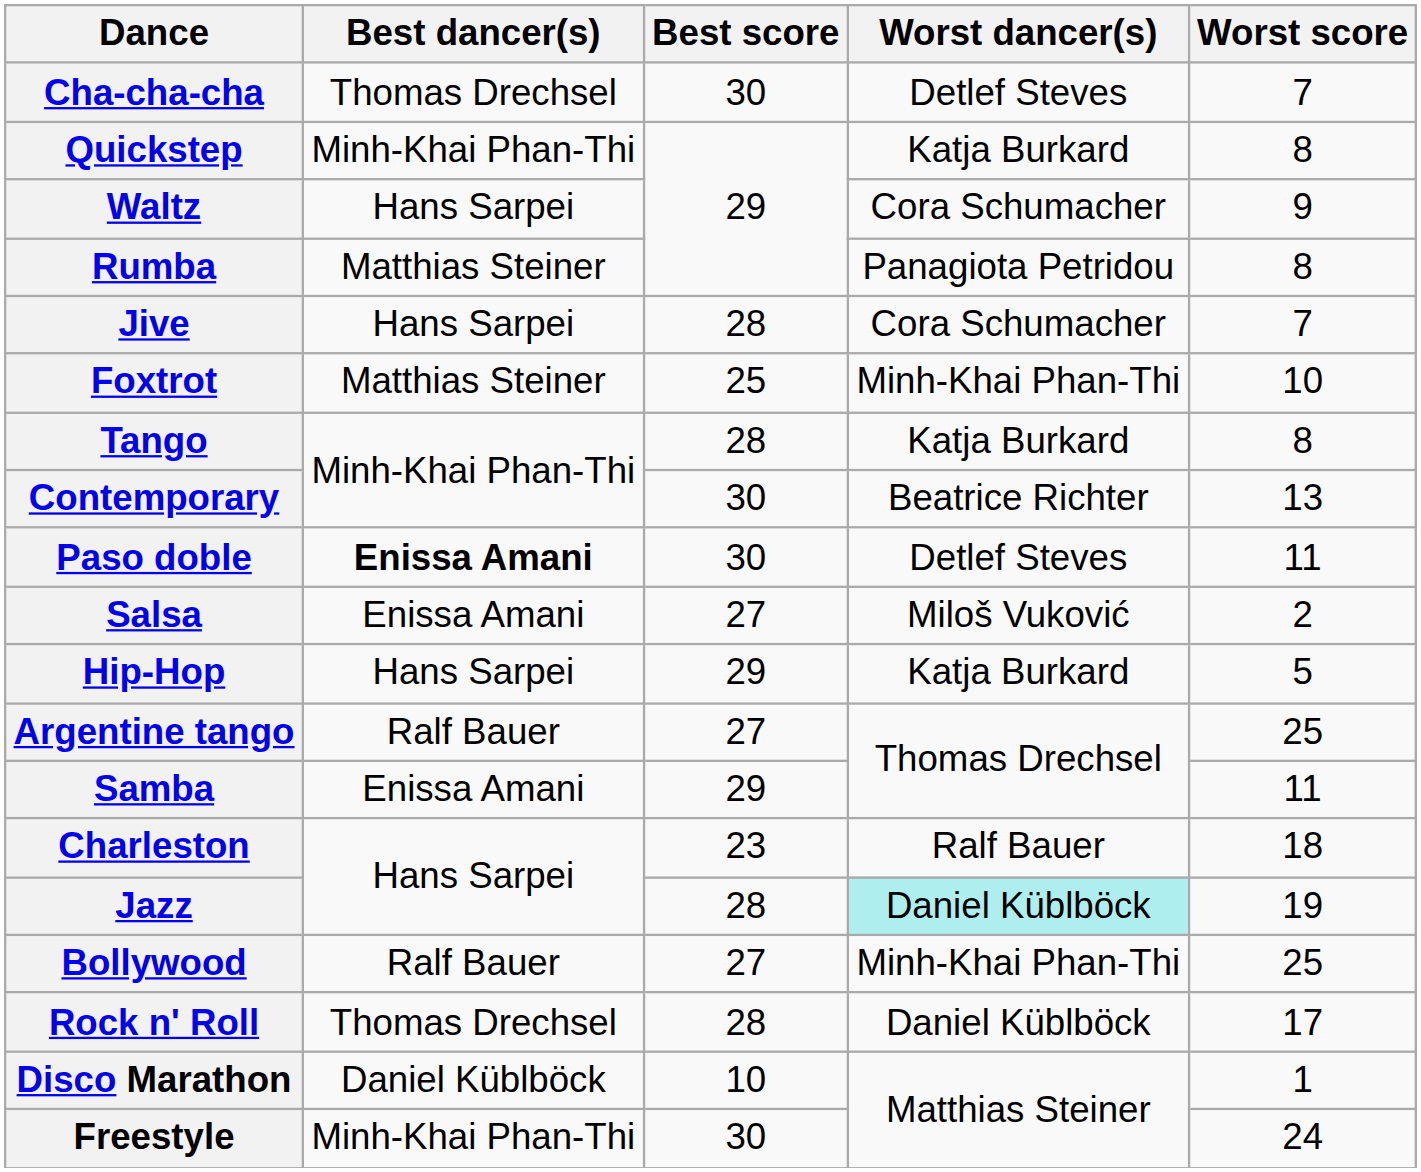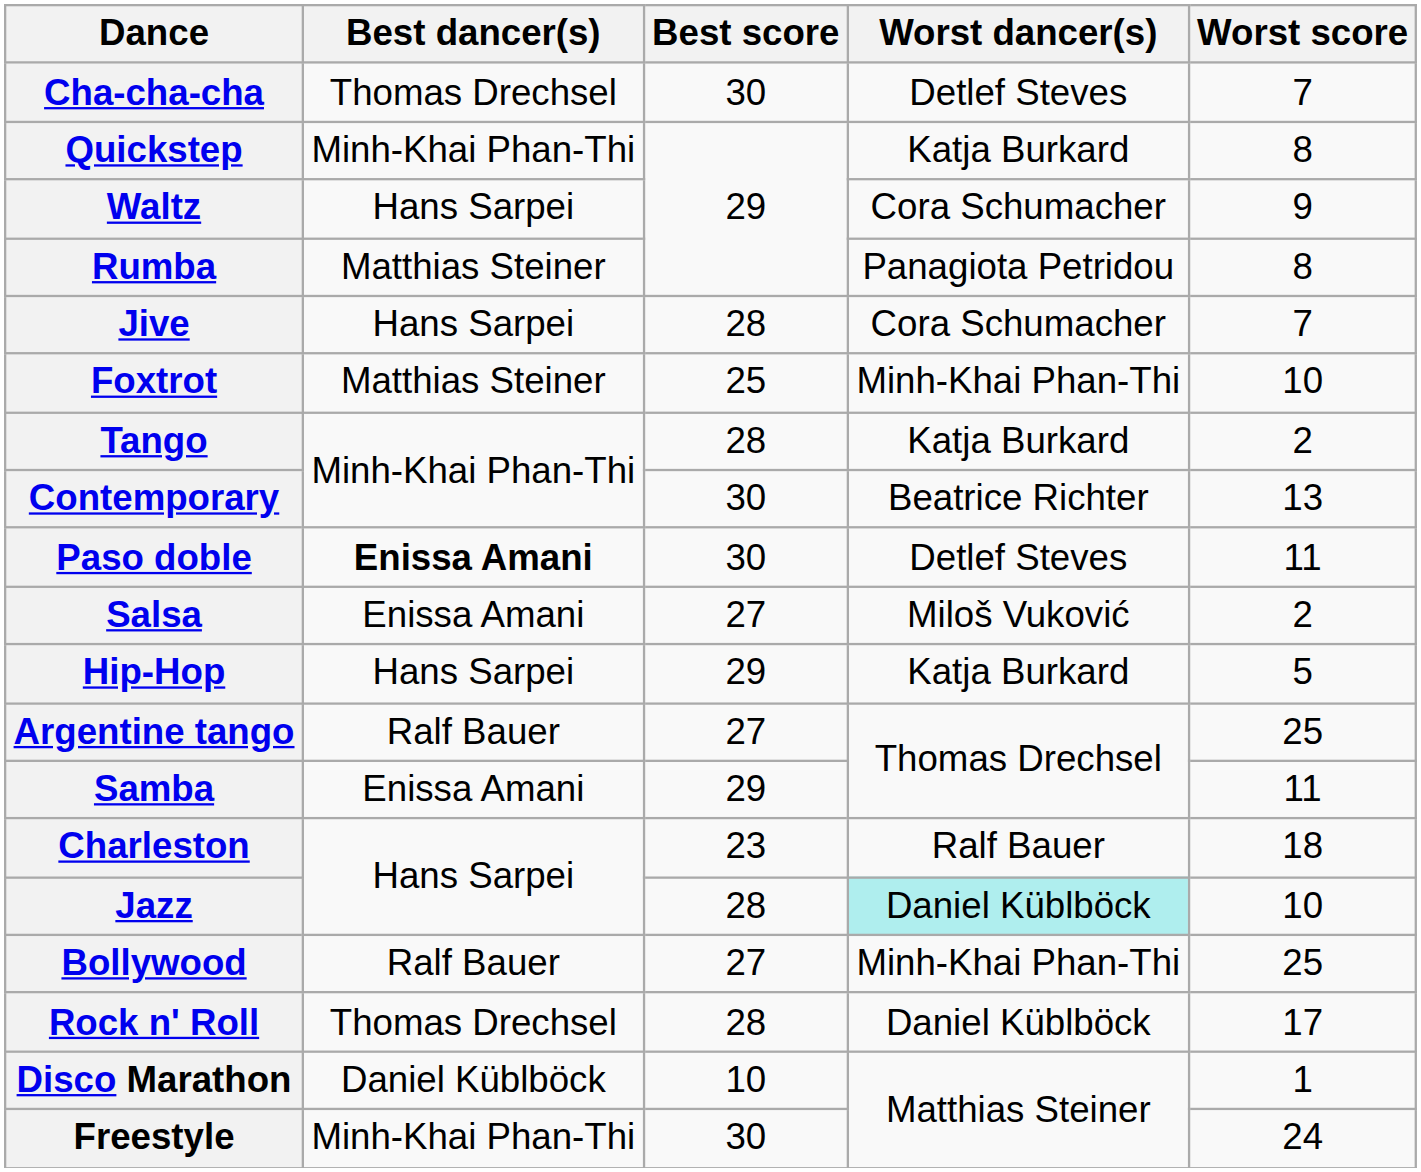(1303, 440) 8 -> (1303, 440) 2
(1303, 905) 19 -> (1303, 905) 10
